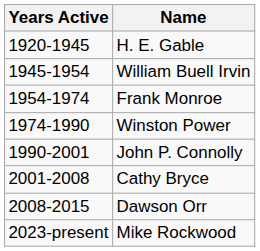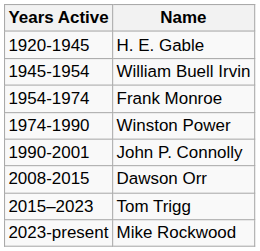- row: (163, 179)
+ row: (154, 206)
